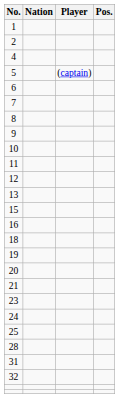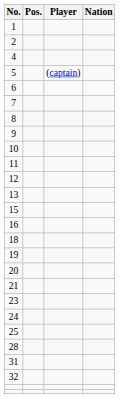columns swapped: (104, 12) <-> (39, 12)
